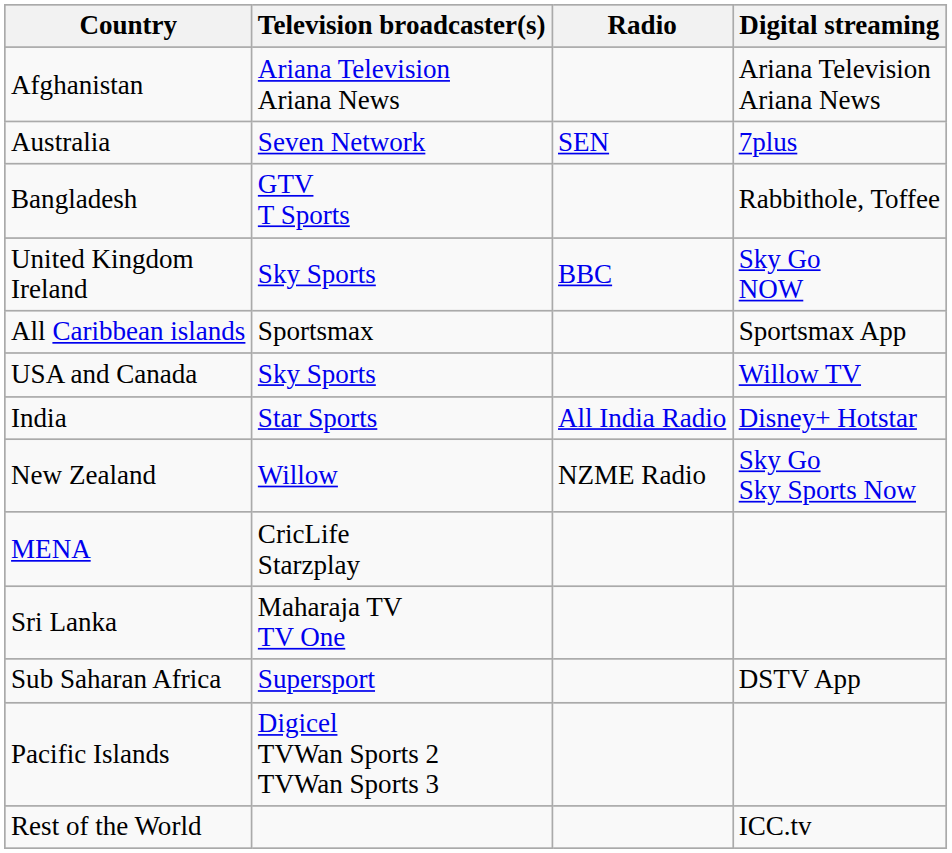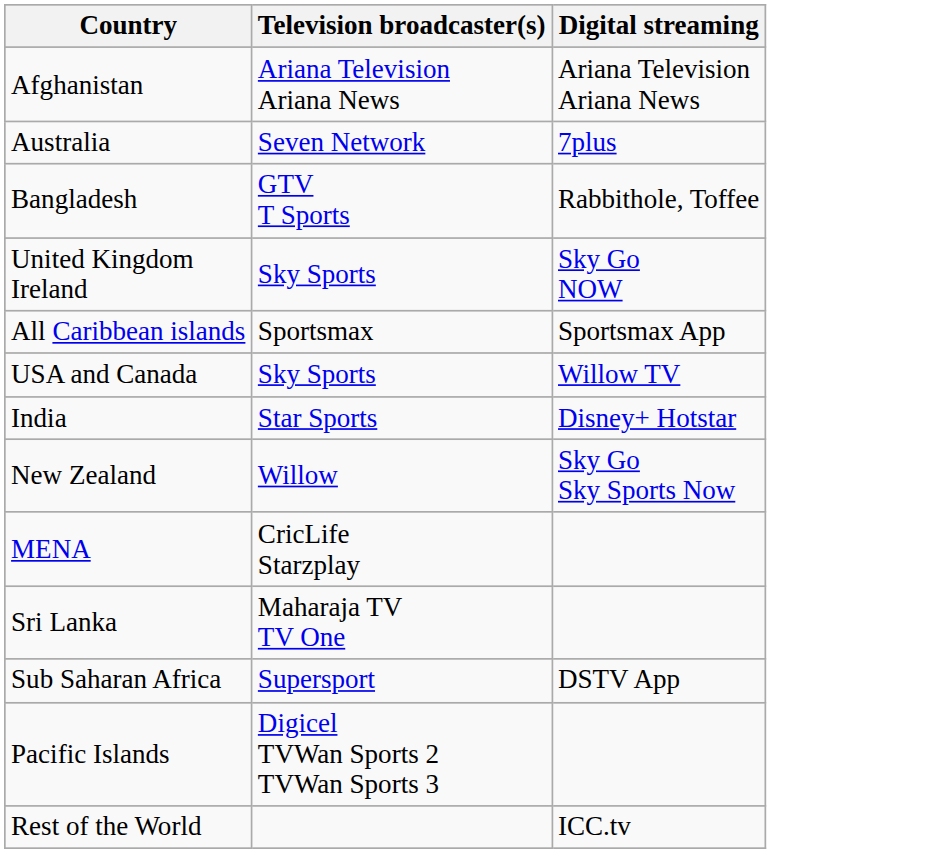- column: (642, 25)
